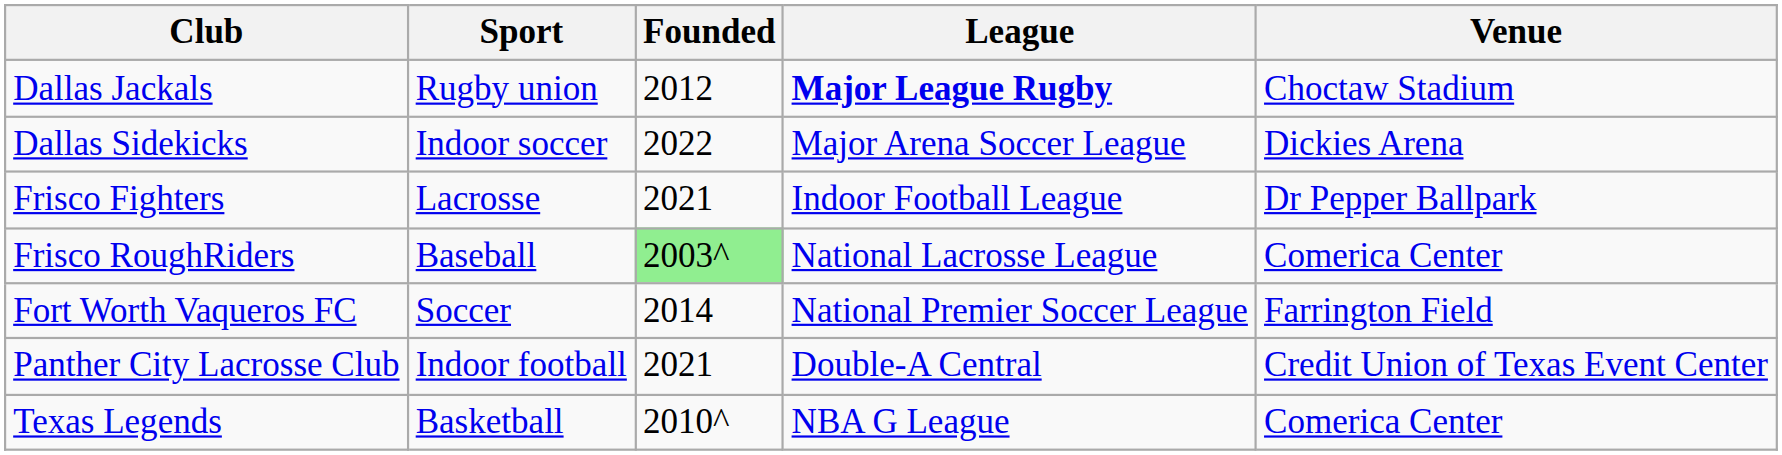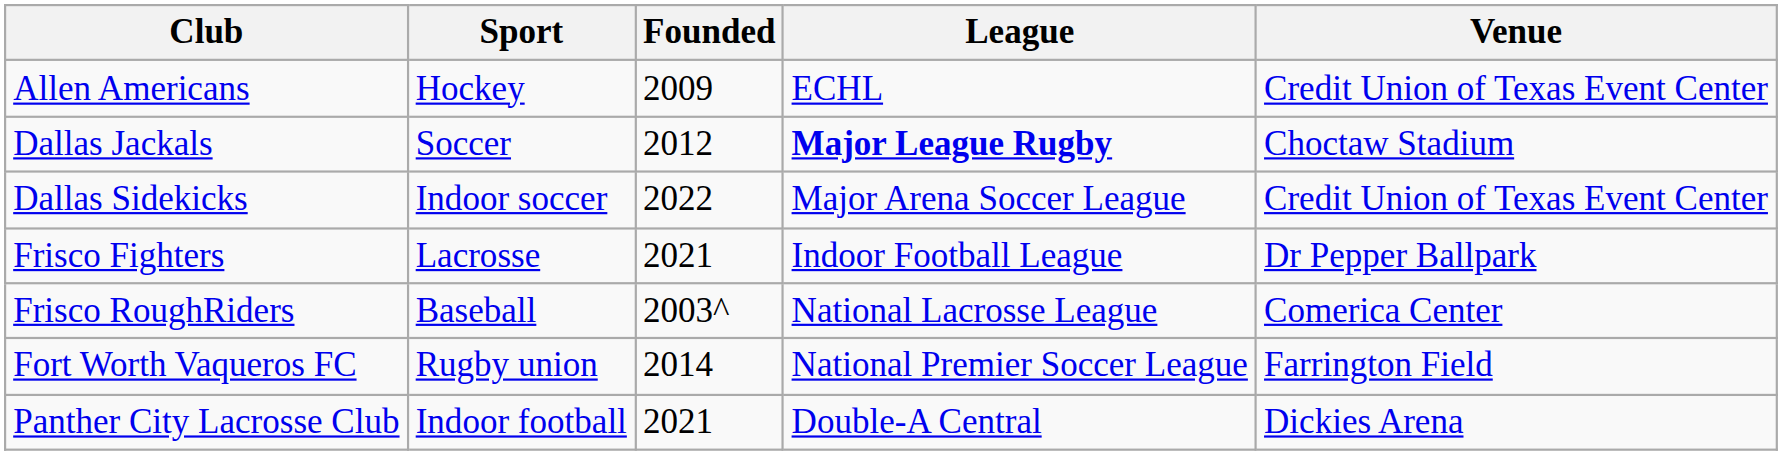+ row: (131, 87)
(507, 87) Rugby union -> (463, 143) Soccer
(1364, 143) Dickies Arena -> (1516, 198) Credit Union of Texas Event Center
(686, 254) lightgreen background -> (686, 310) no background
(463, 310) Soccer -> (507, 365) Rugby union
(1516, 365) Credit Union of Texas Event Center -> (1364, 421) Dickies Arena
- row: (118, 421)
